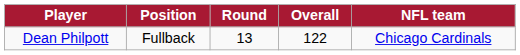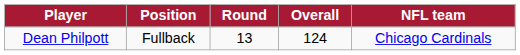(315, 38) 122 -> (315, 38) 124
